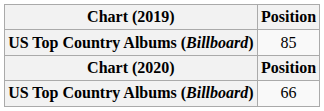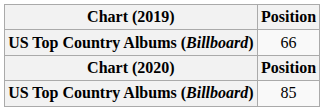rows swapped: (289, 93) <-> (289, 42)
